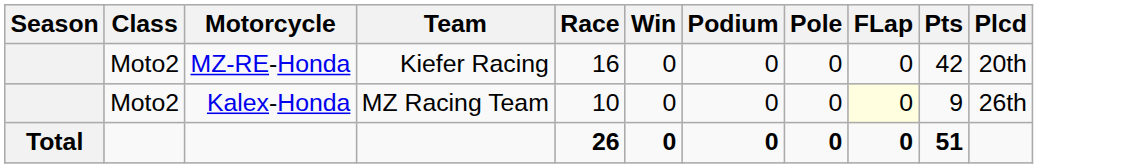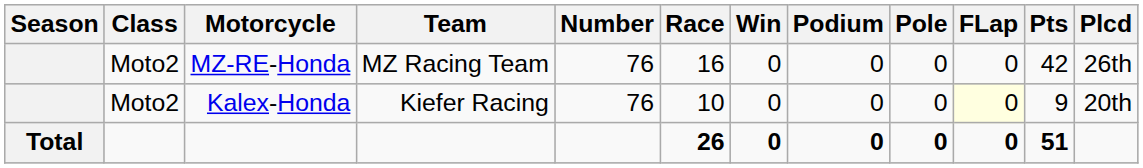+ column: (607, 24)
(474, 63) Kiefer Racing -> (455, 63) MZ Racing Team
(1003, 63) 20th -> (1108, 63) 26th
(455, 102) MZ Racing Team -> (474, 102) Kiefer Racing
(1003, 102) 26th -> (1108, 102) 20th
